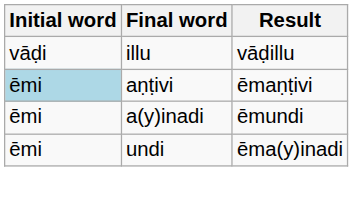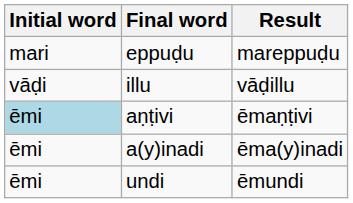+ row: (160, 52)
(270, 117) ēmundi -> (290, 149) ēma(y)inadi
(290, 149) ēma(y)inadi -> (270, 181) ēmundi
